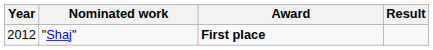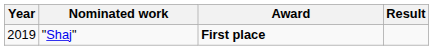(22, 34) 2012 -> (22, 34) 2019
